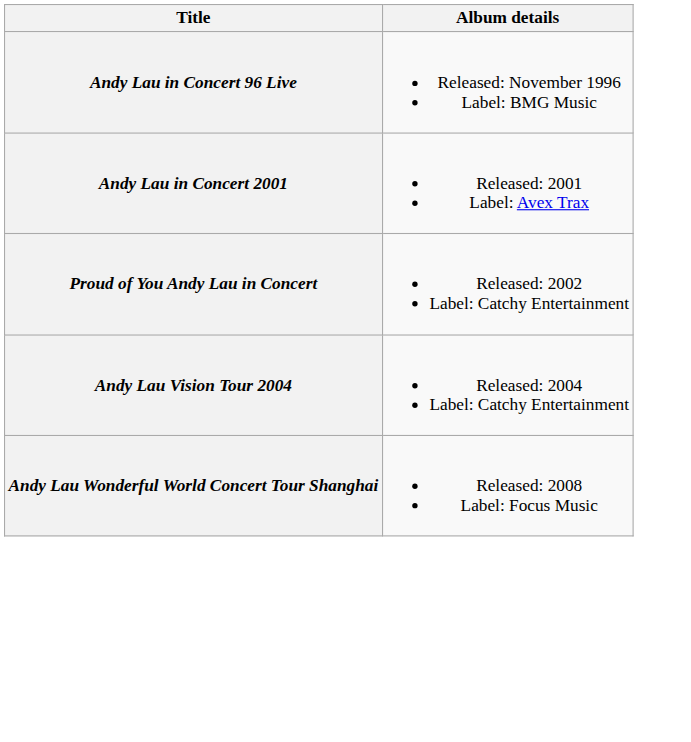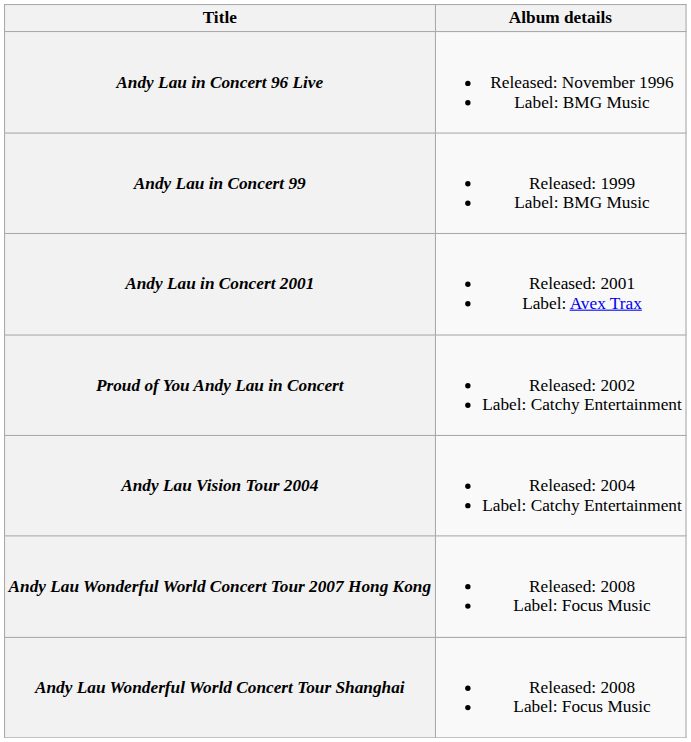+ row: (220, 183)
+ row: (220, 586)
